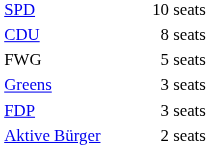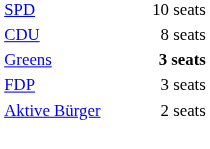- row: (23, 60)
(183, 85) normal -> (182, 60) bold
